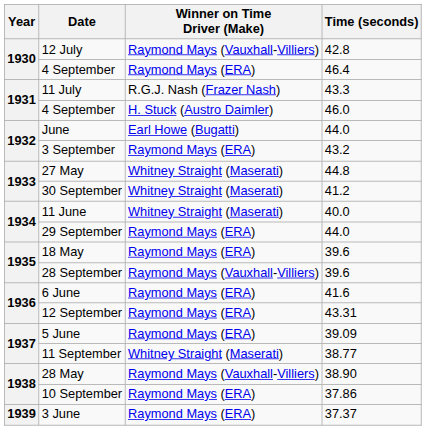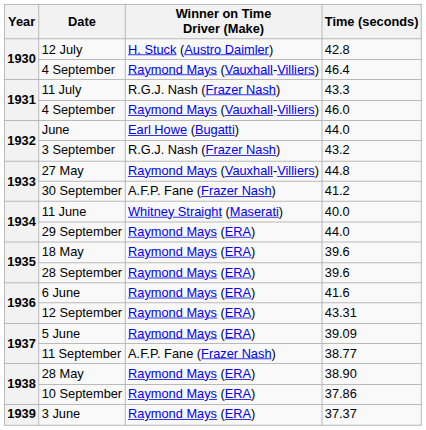(223, 49) Raymond Mays (Vauxhall-Villiers) -> (201, 49) H. Stuck (Austro Daimler)
(192, 69) Raymond Mays (ERA) -> (223, 69) Raymond Mays (Vauxhall-Villiers)
(201, 110) H. Stuck (Austro Daimler) -> (223, 110) Raymond Mays (Vauxhall-Villiers)
(192, 150) Raymond Mays (ERA) -> (204, 150) R.G.J. Nash (Frazer Nash)
(206, 171) Whitney Straight (Maserati) -> (223, 171) Raymond Mays (Vauxhall-Villiers)
(206, 191) Whitney Straight (Maserati) -> (202, 191) A.F.P. Fane (Frazer Nash)
(223, 272) Raymond Mays (Vauxhall-Villiers) -> (192, 272) Raymond Mays (ERA)
(206, 353) Whitney Straight (Maserati) -> (202, 353) A.F.P. Fane (Frazer Nash)
(223, 374) Raymond Mays (Vauxhall-Villiers) -> (192, 374) Raymond Mays (ERA)
